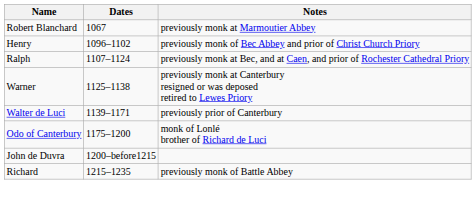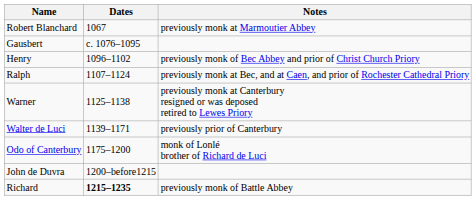+ row: (25, 43)
(108, 171) normal -> (108, 187) bold
